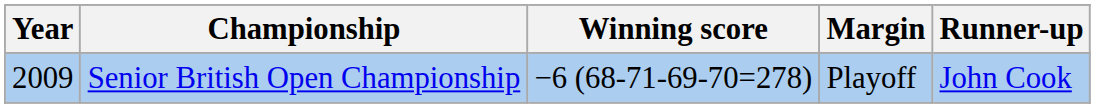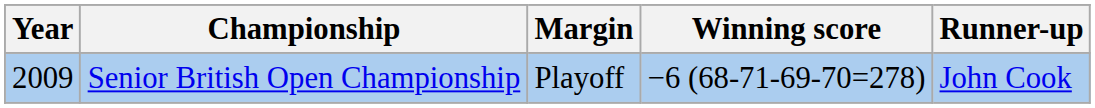columns swapped: (673, 28) <-> (876, 28)
